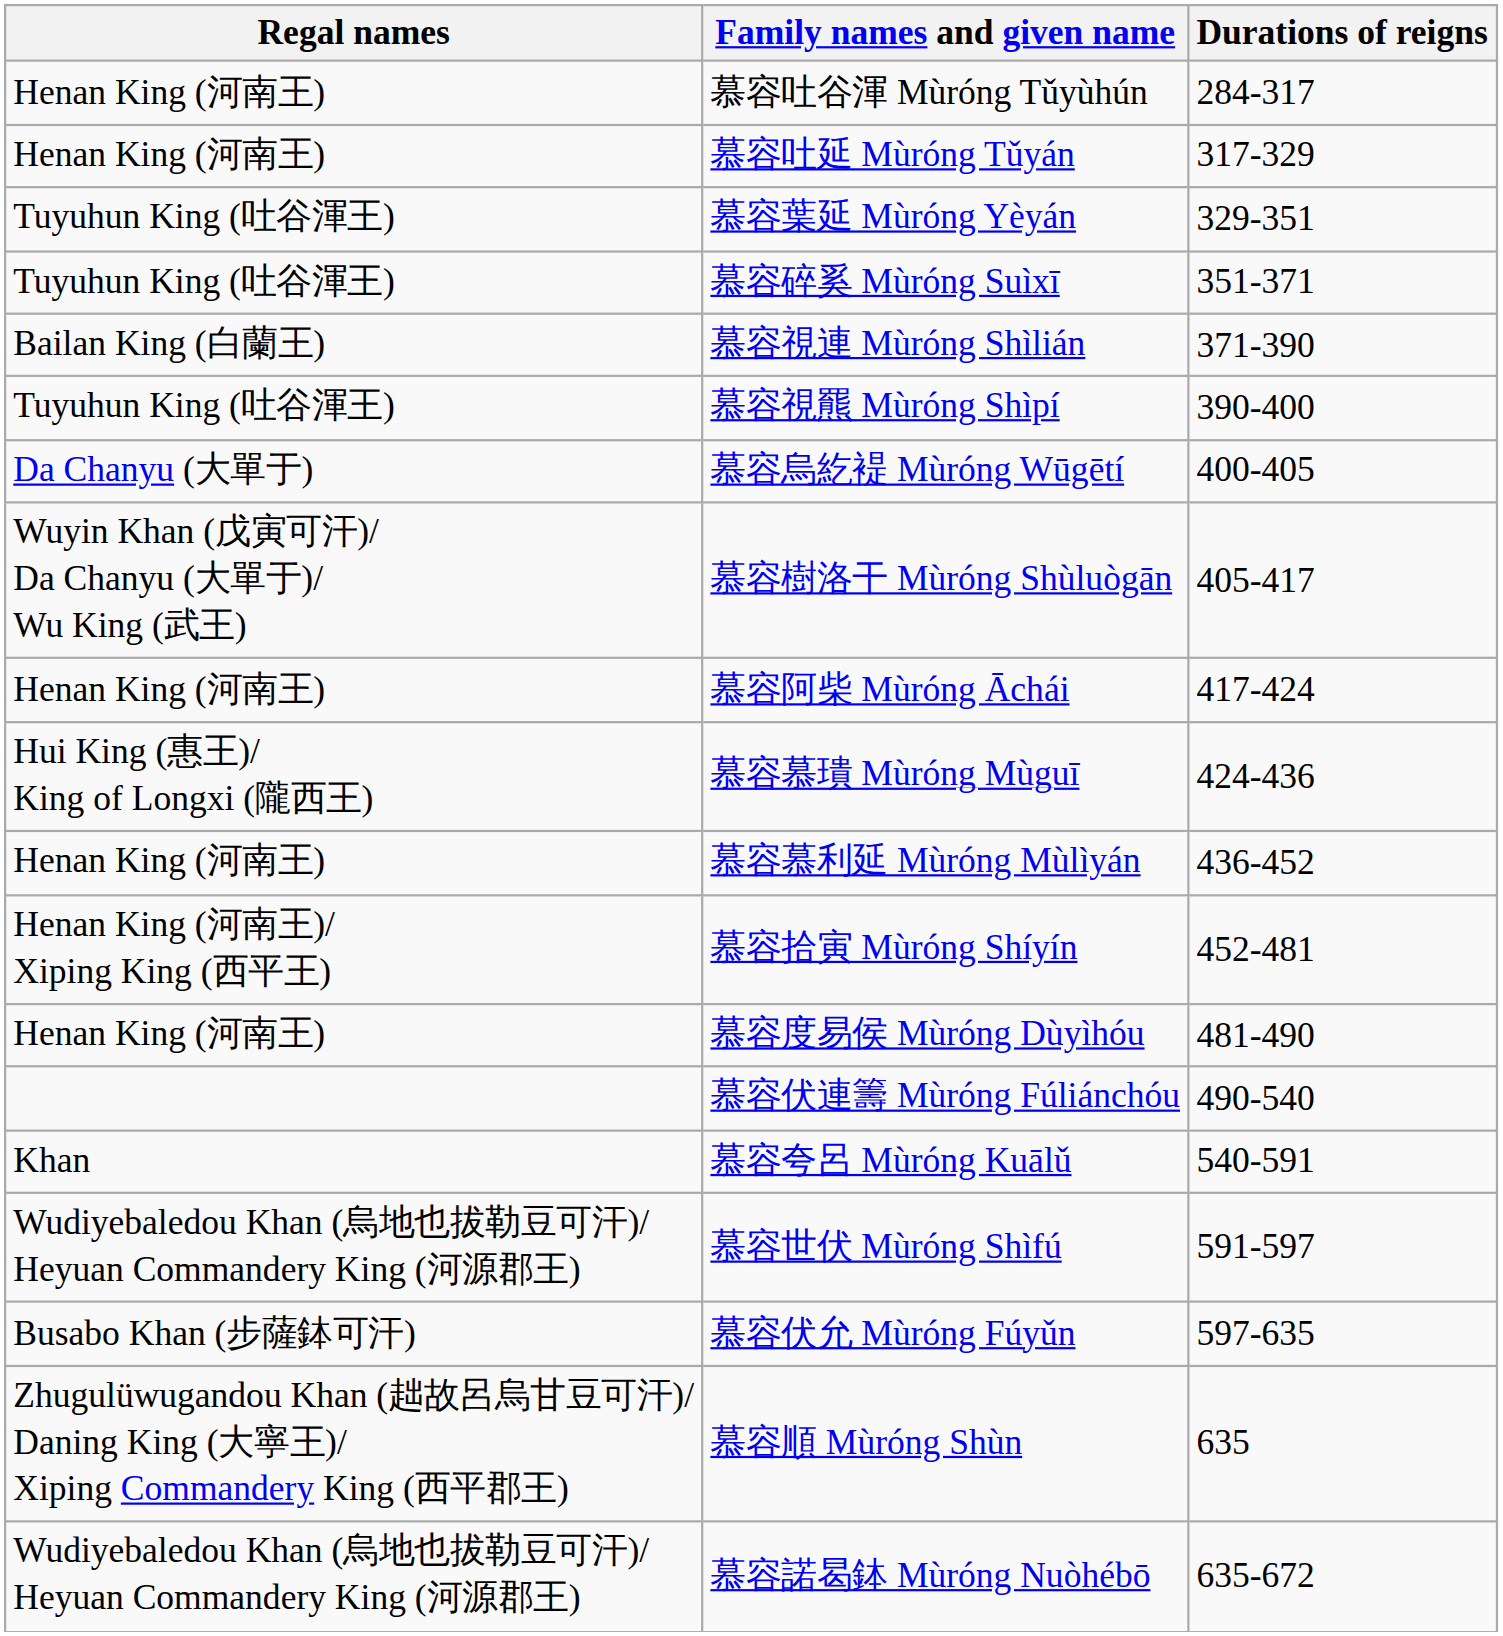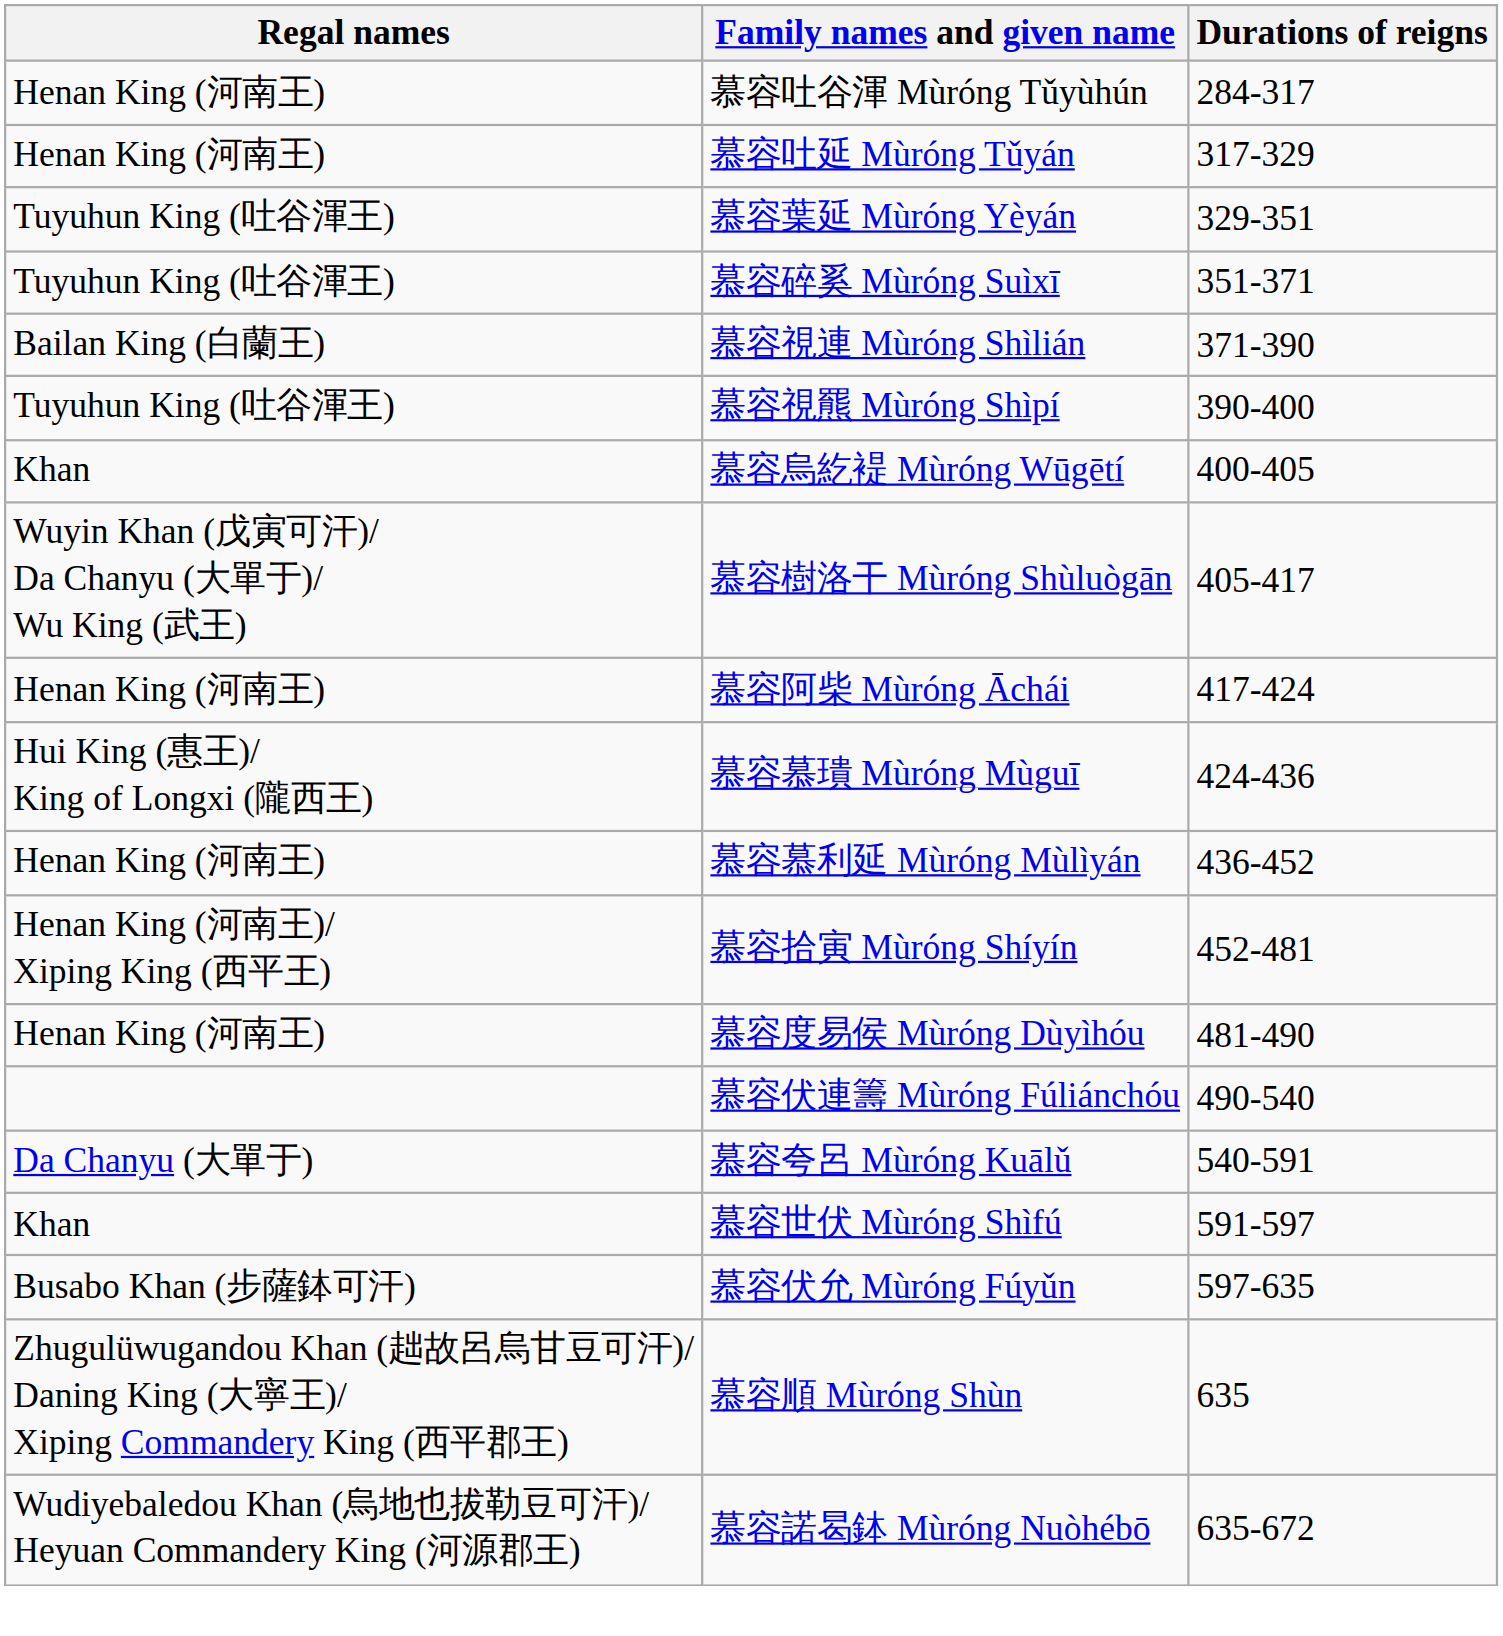(163, 469) Da Chanyu (大單于) -> (52, 470) Khan
(52, 1160) Khan -> (163, 1159) Da Chanyu (大單于)
(331, 1245) Wudiyebaledou Khan (烏地也拔勒豆可汗)/ Heyuan Commandery King (河源郡王) -> (52, 1223) Khan
